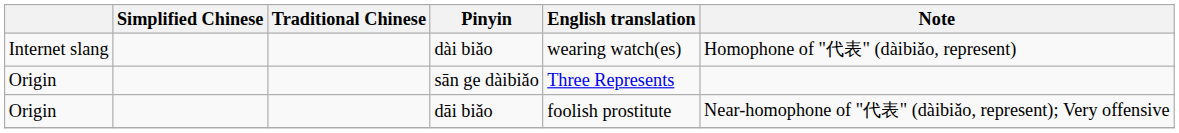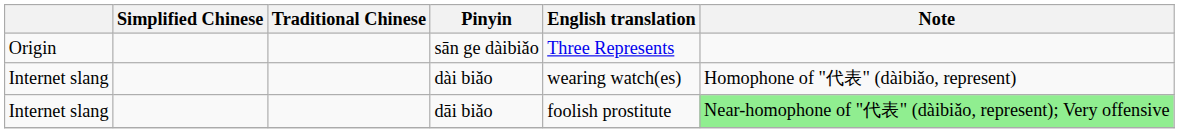rows swapped: (487, 80) <-> (464, 49)
(33, 110) Origin -> (59, 110) Internet slang
(937, 110) no background -> (937, 110) lightgreen background
